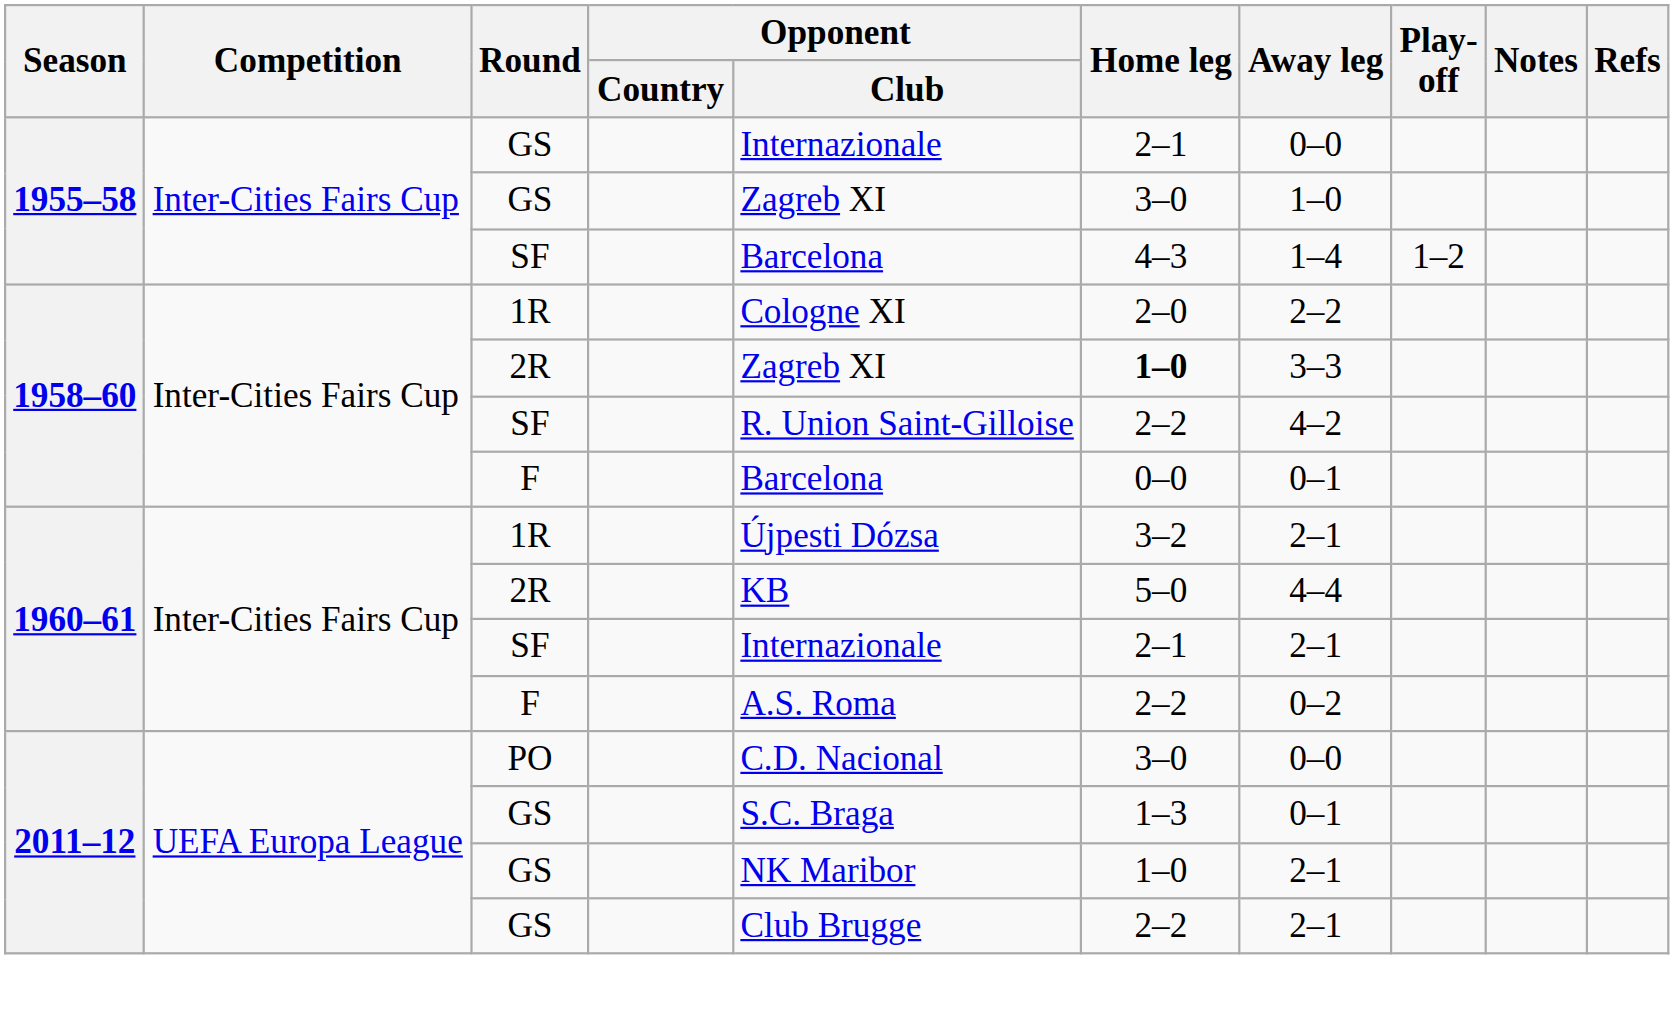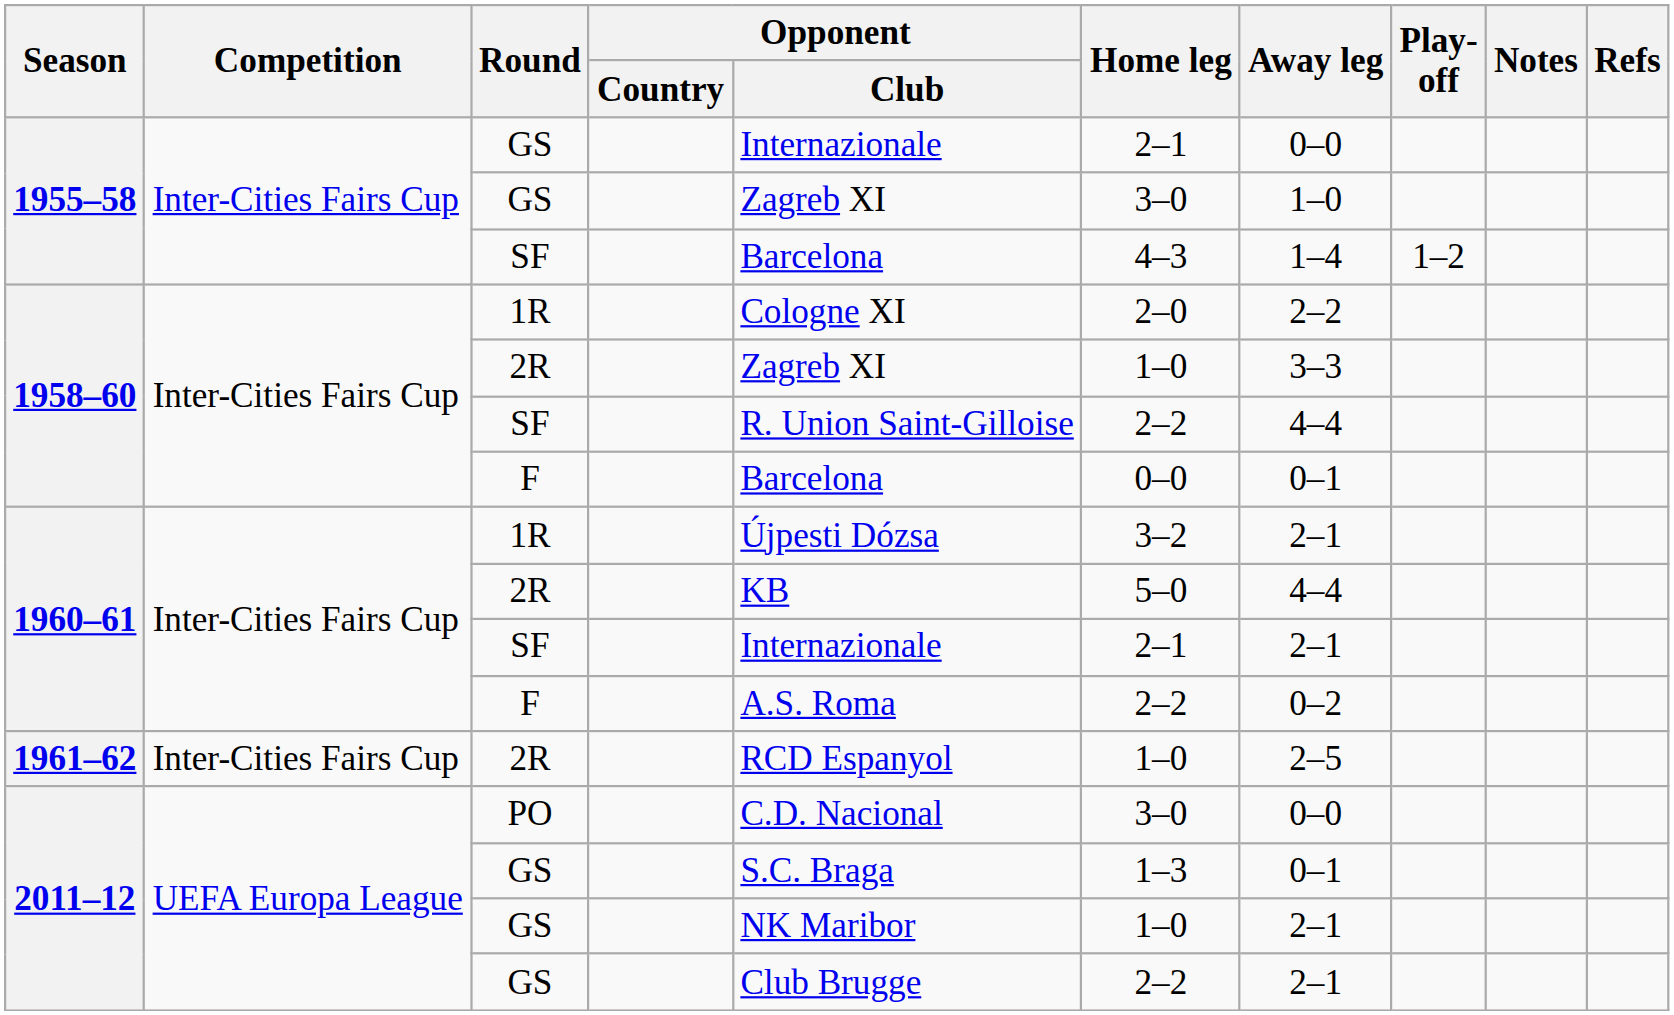(1161, 367) bold -> (1161, 367) normal
(1316, 423) 4–2 -> (1316, 423) 4–4
+ row: (75, 758)
